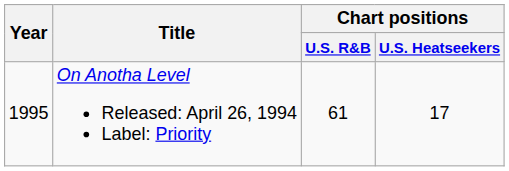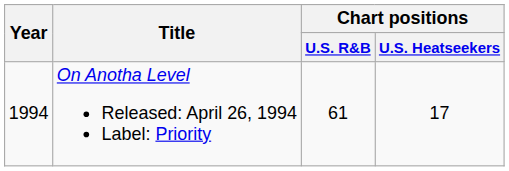(29, 113) 1995 -> (29, 113) 1994
